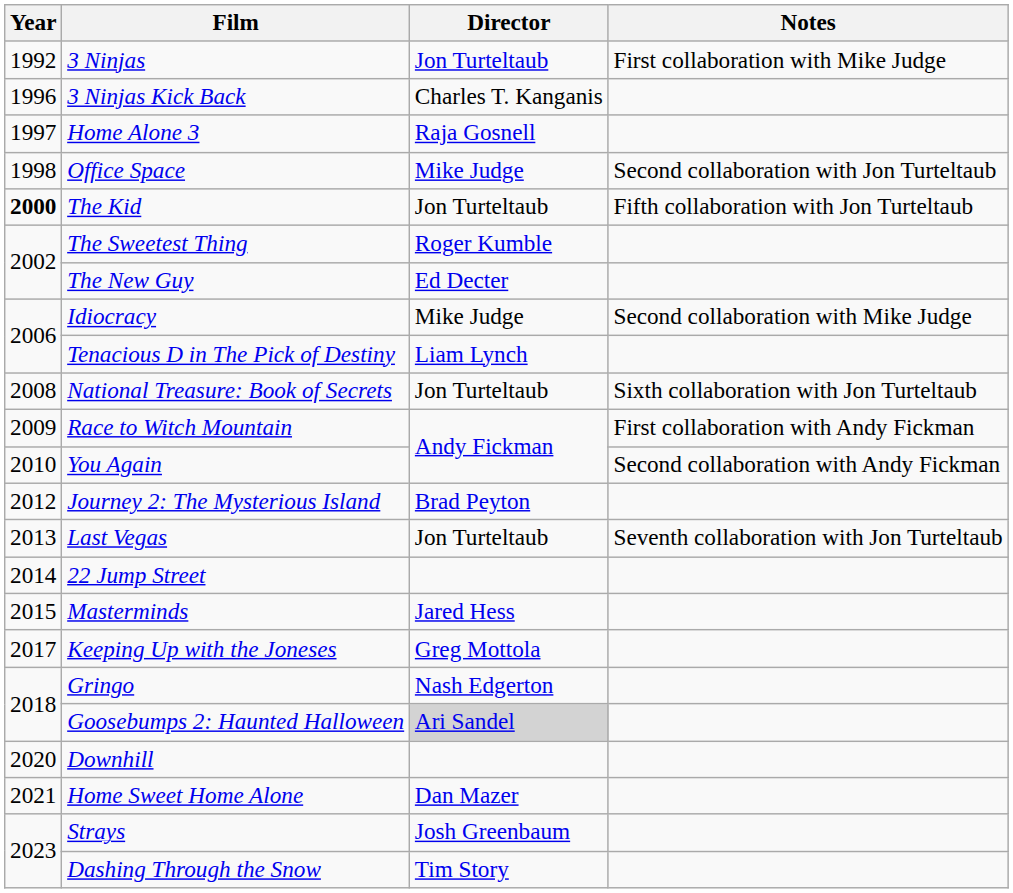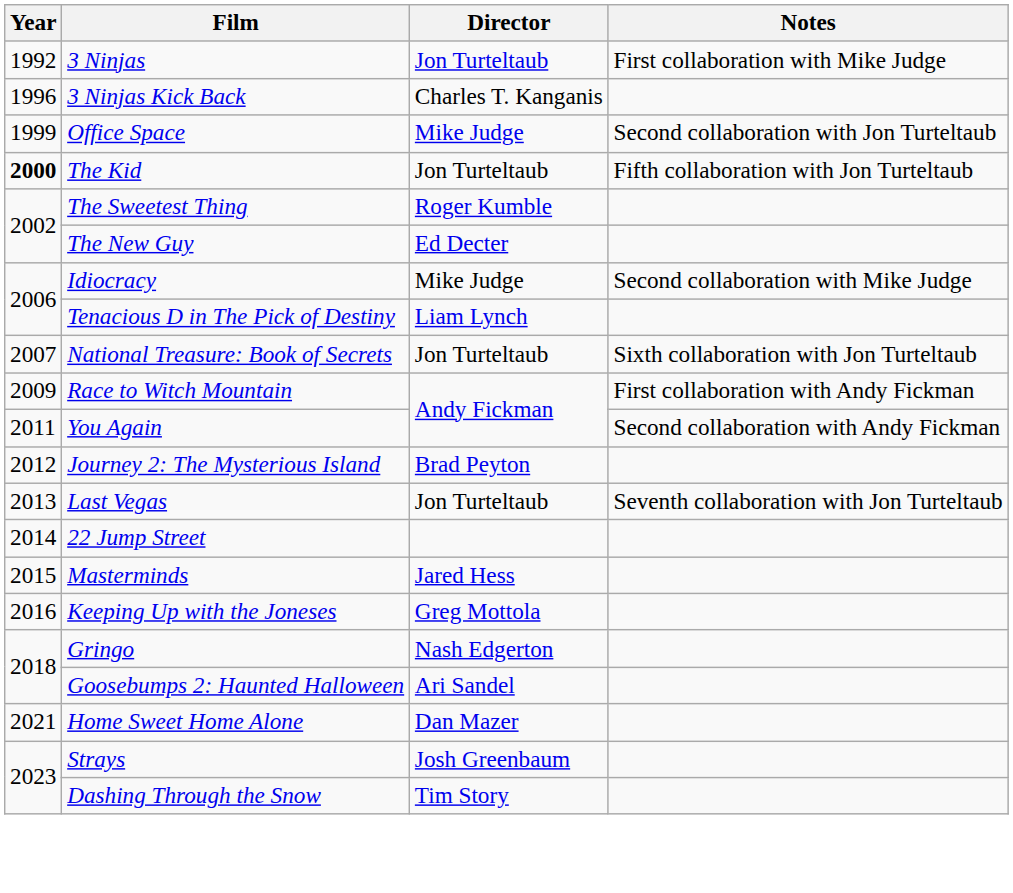- row: (133, 133)
(33, 170) 1998 -> (33, 133) 1999
(33, 390) 2008 -> (33, 354) 2007
(33, 464) 2010 -> (33, 427) 2011
(33, 648) 2017 -> (33, 611) 2016
(465, 721) lightgrey background -> (465, 685) no background
- row: (110, 758)
